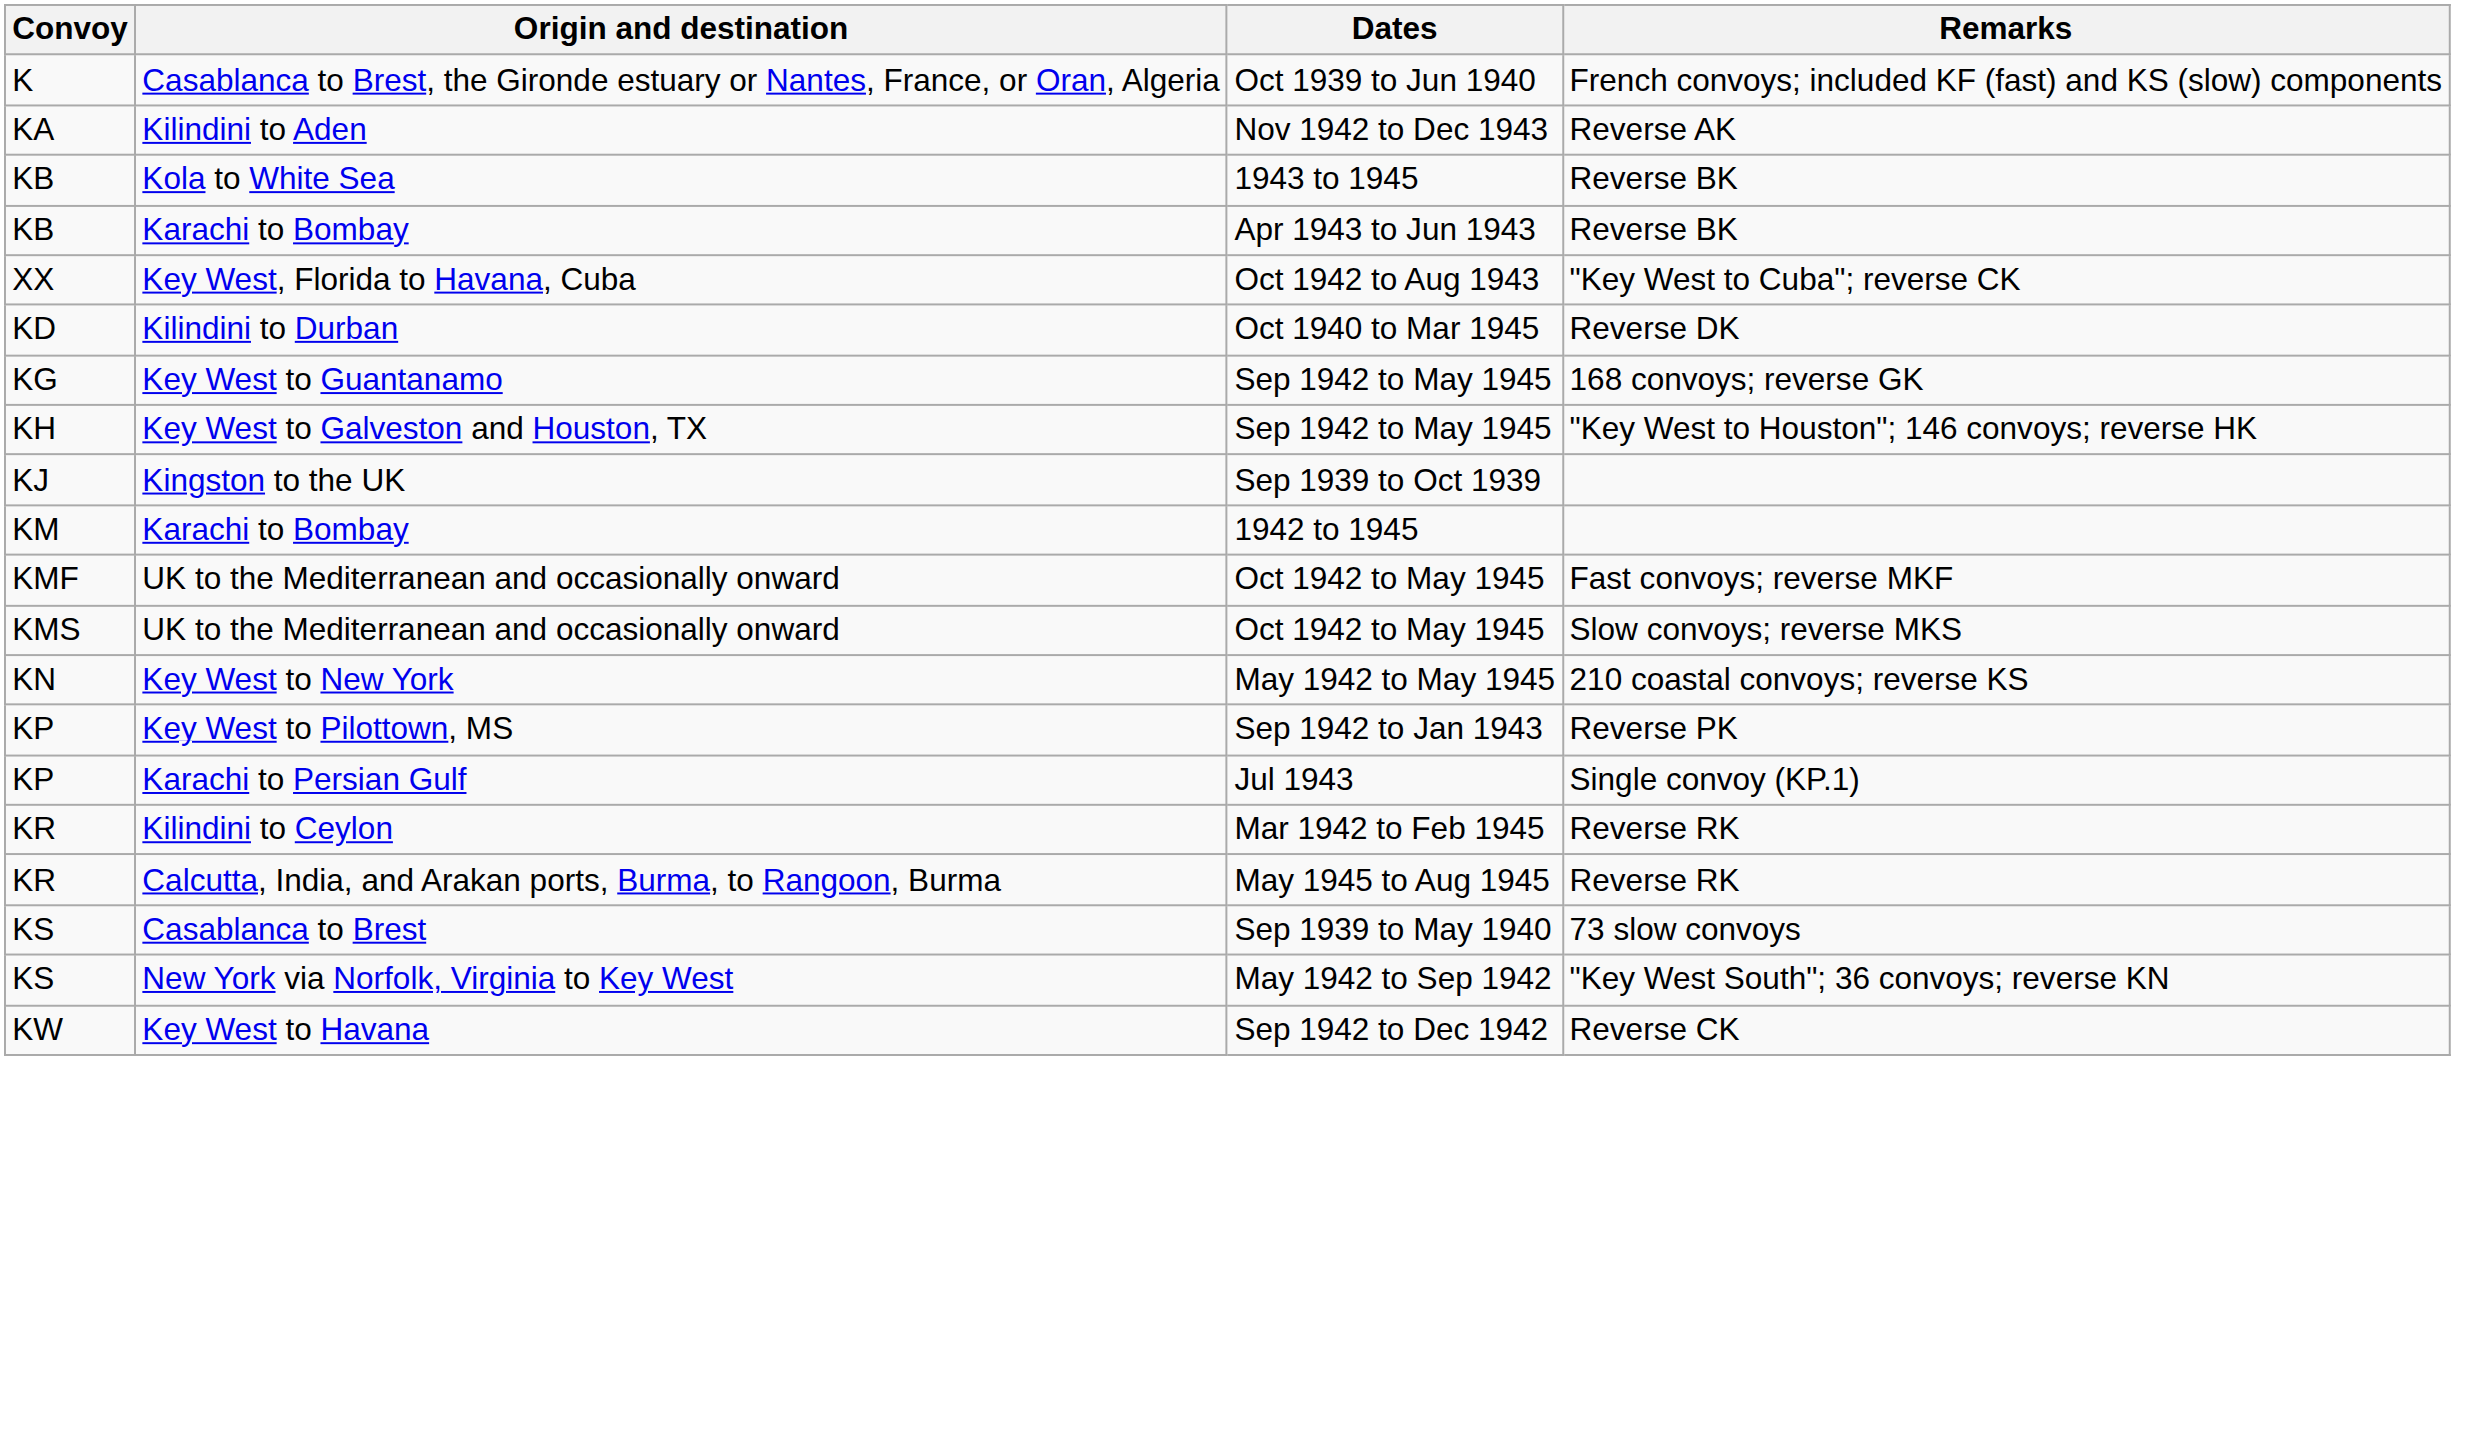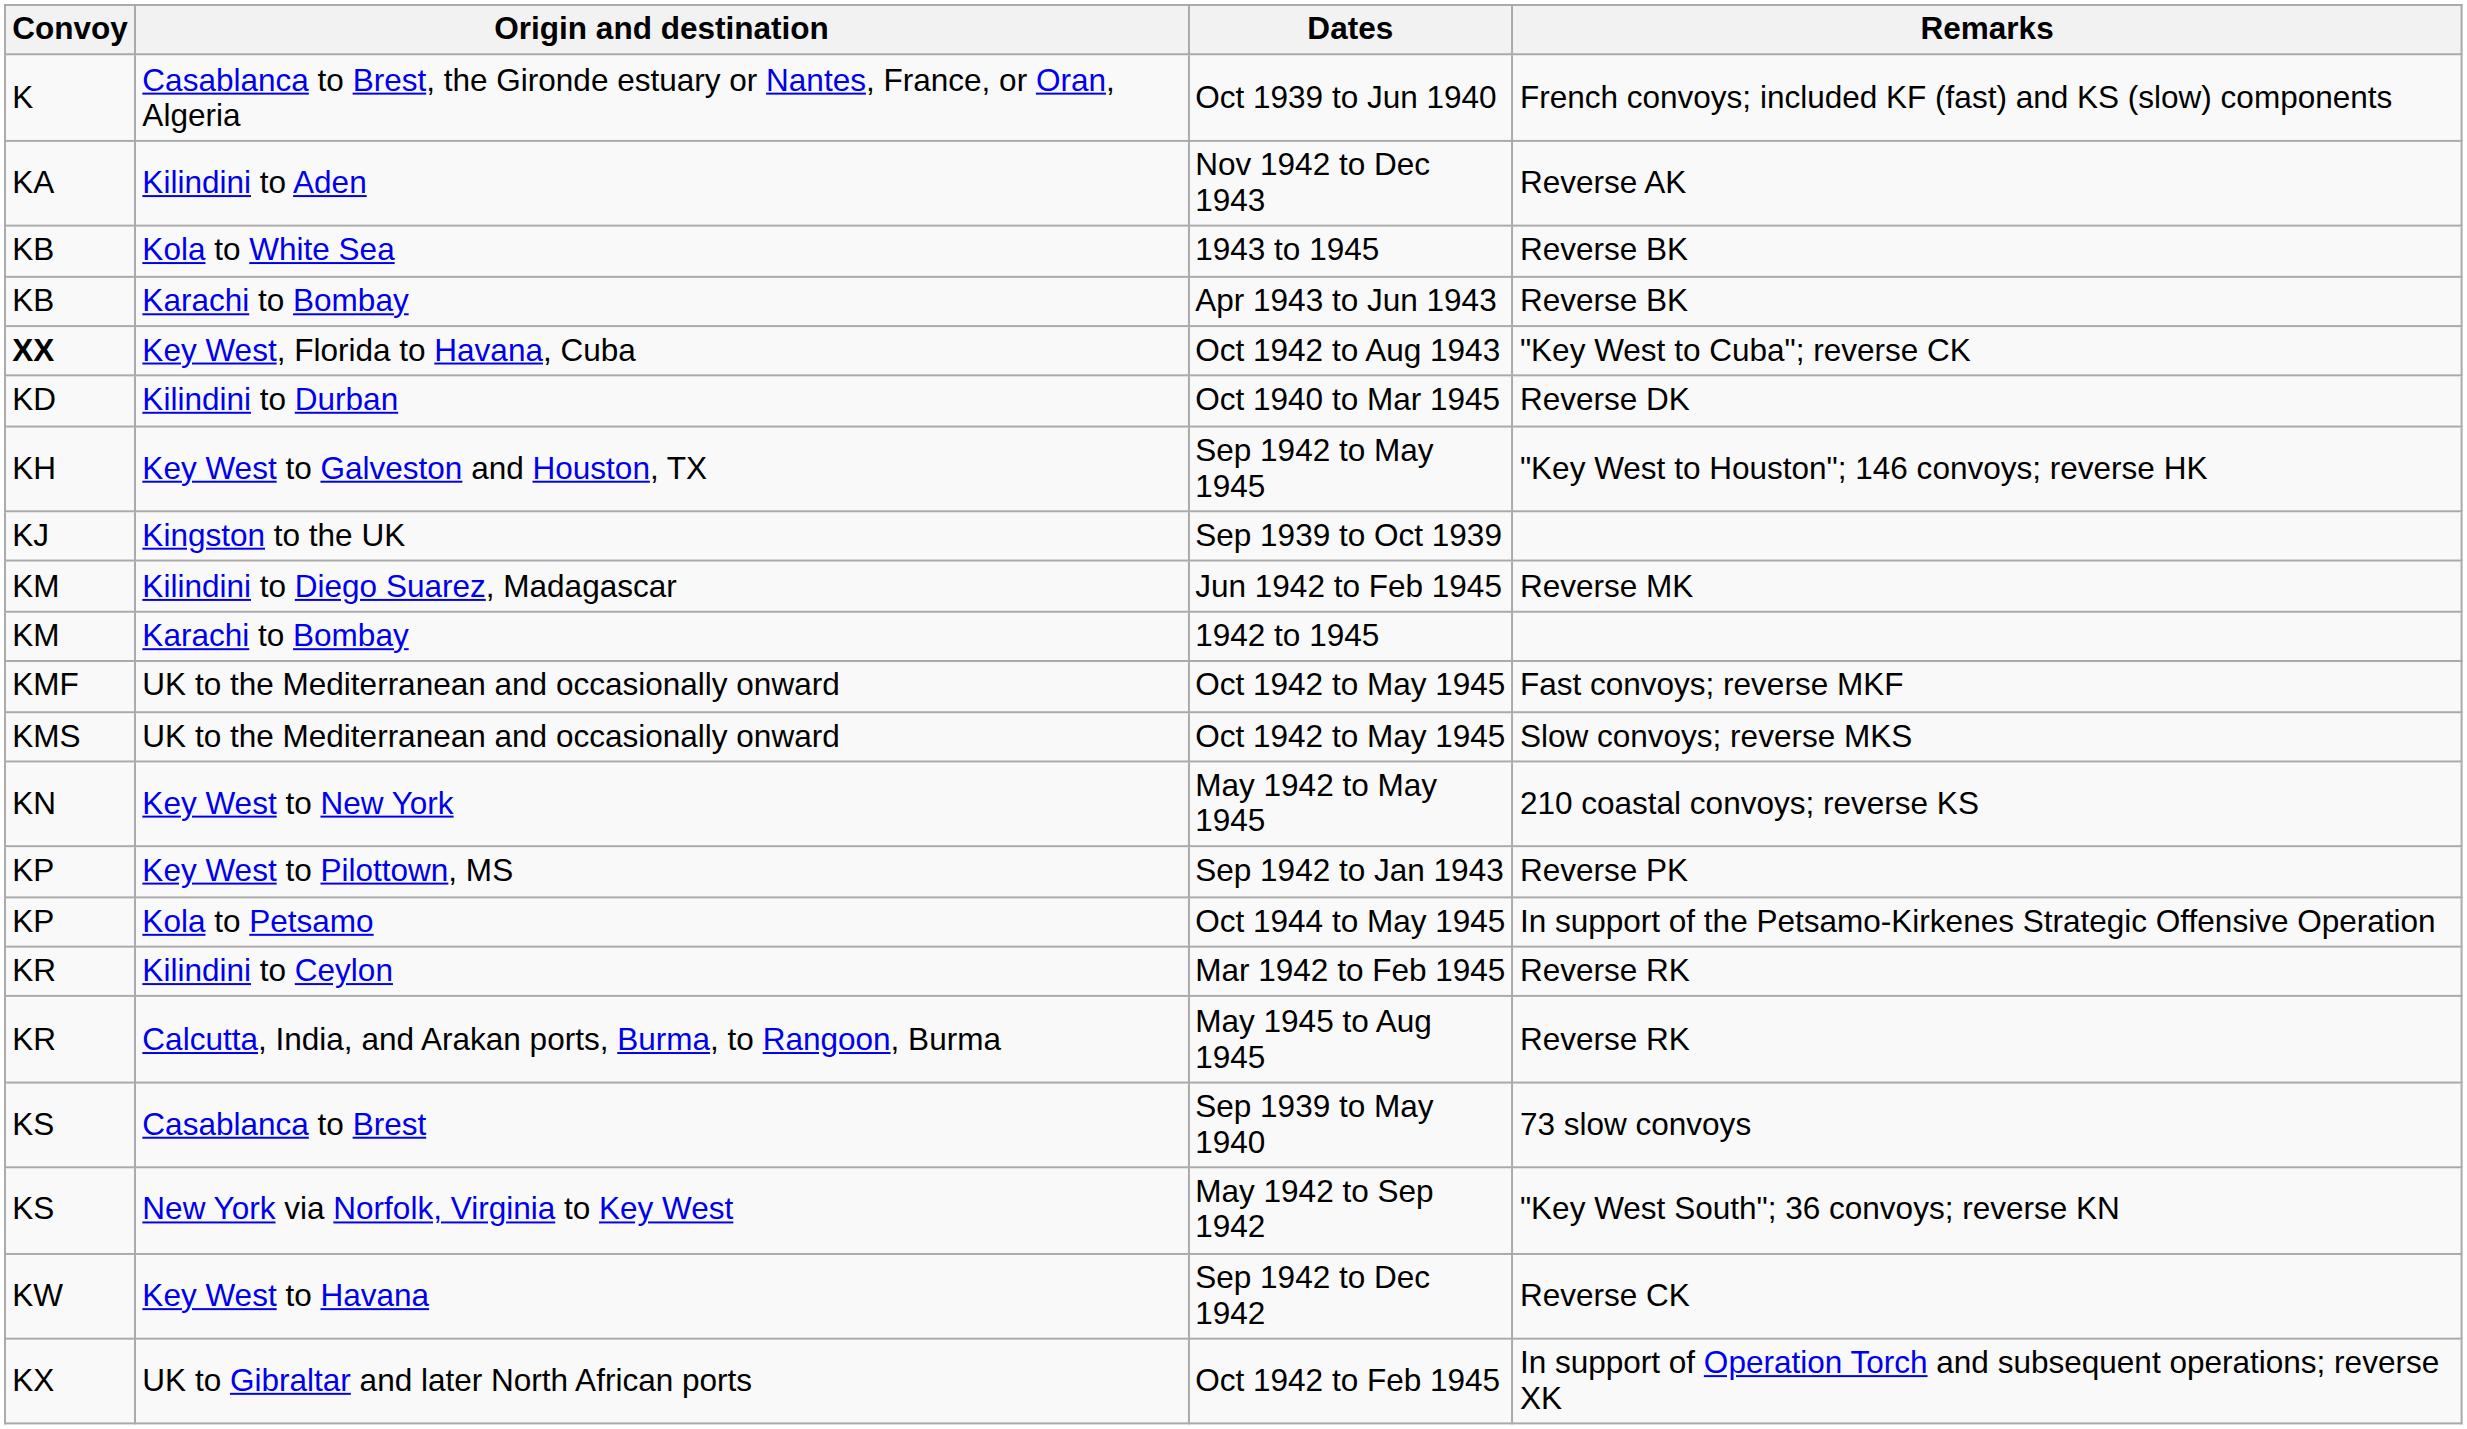(33, 279) normal -> (33, 350) bold
- row: (323, 379)
+ row: (410, 585)
- row: (304, 779)
+ row: (258, 921)
+ row: (447, 1380)
